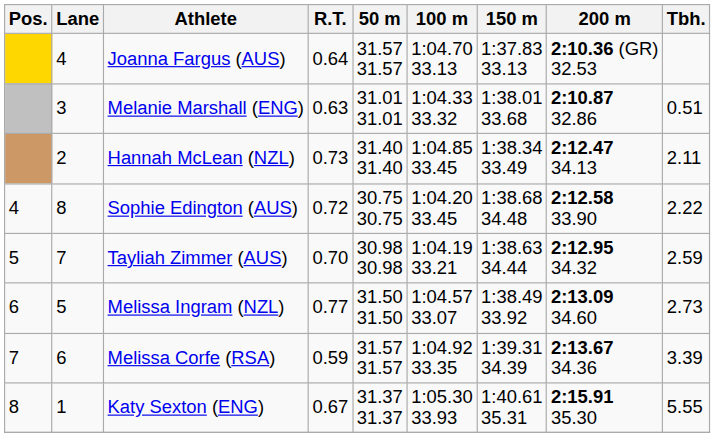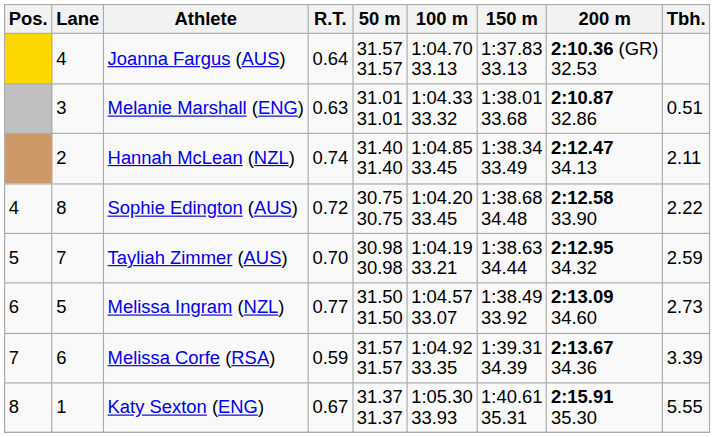(330, 158) 0.73 -> (330, 158) 0.74
